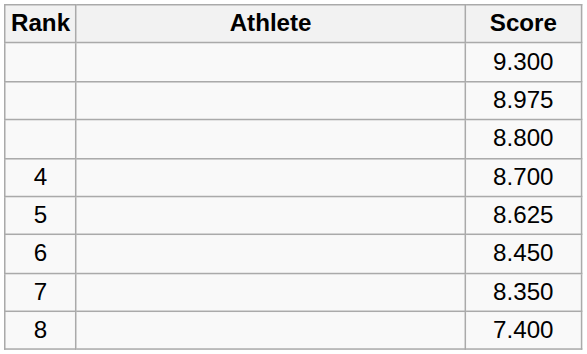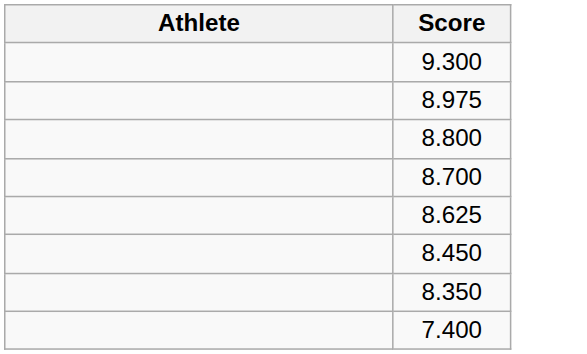- column: (41, 23)
